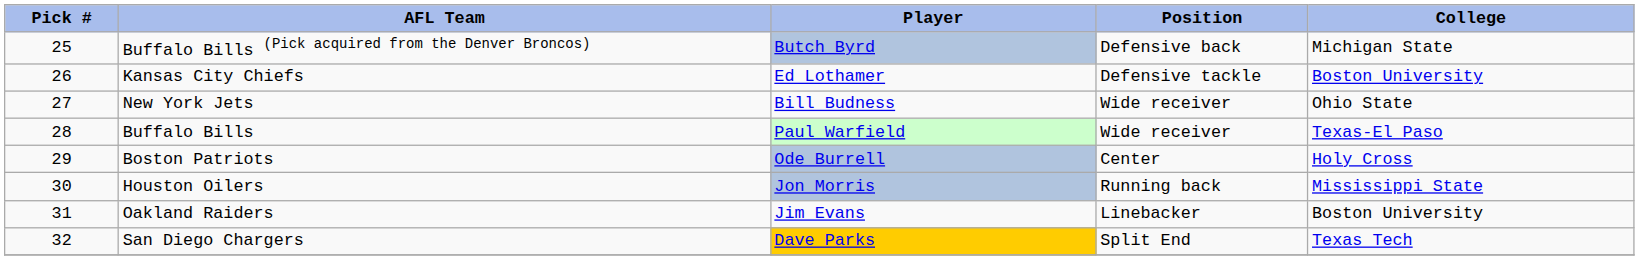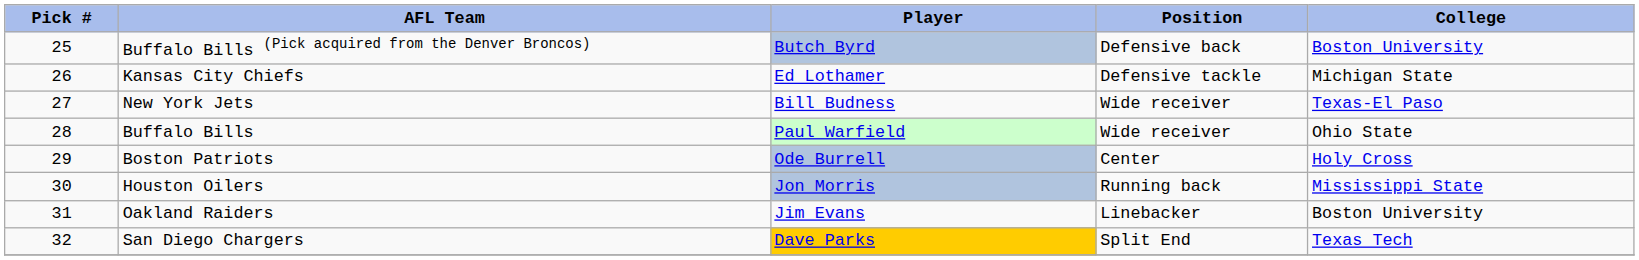(1382, 48) Michigan State -> (1398, 48) Boston University
(1398, 77) Boston University -> (1382, 77) Michigan State
(1362, 105) Ohio State -> (1377, 105) Texas-El Paso
(1377, 132) Texas-El Paso -> (1362, 132) Ohio State
